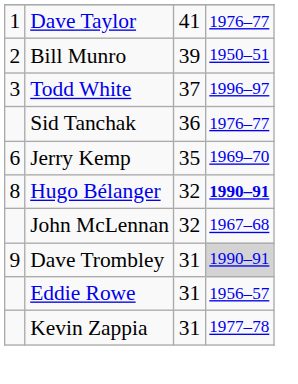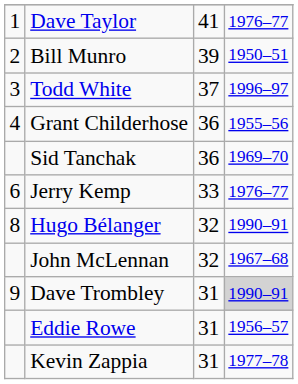+ row: (109, 123)
(239, 123) 1976–77 -> (258, 157) 1969–70
(190, 157) 35 -> (209, 191) 33
(239, 157) 1969–70 -> (258, 191) 1976–77
(239, 191) bold -> (258, 225) normal
